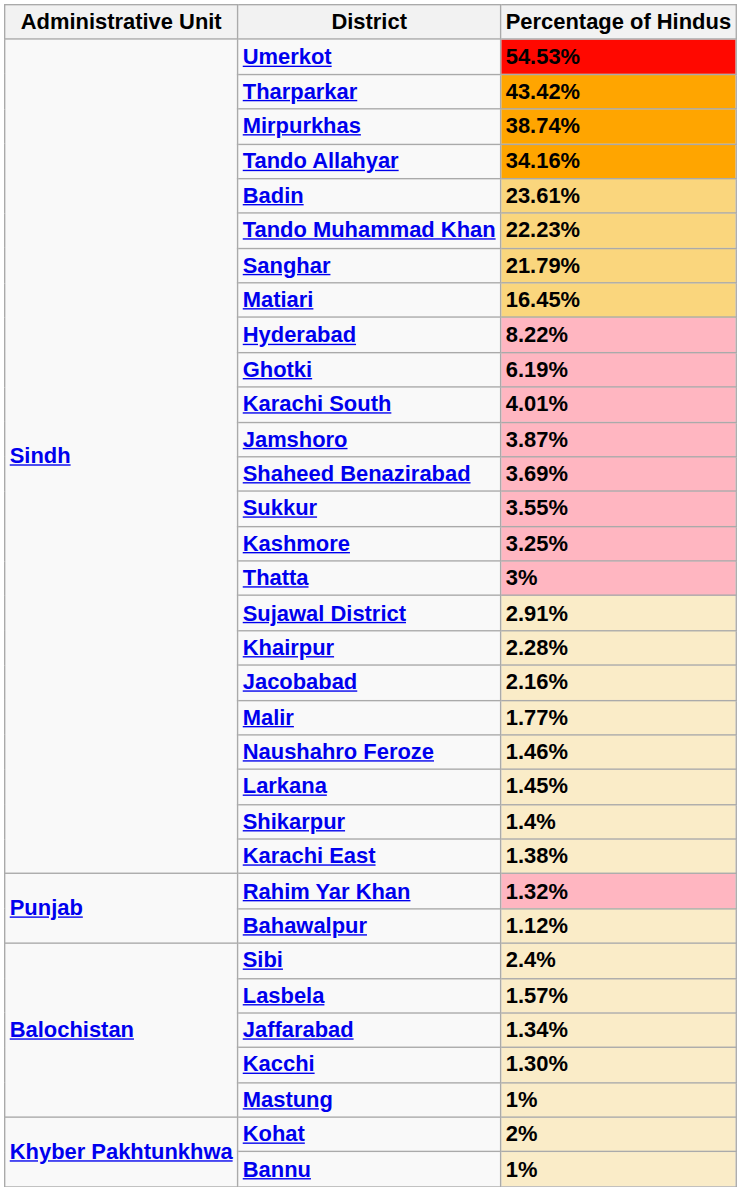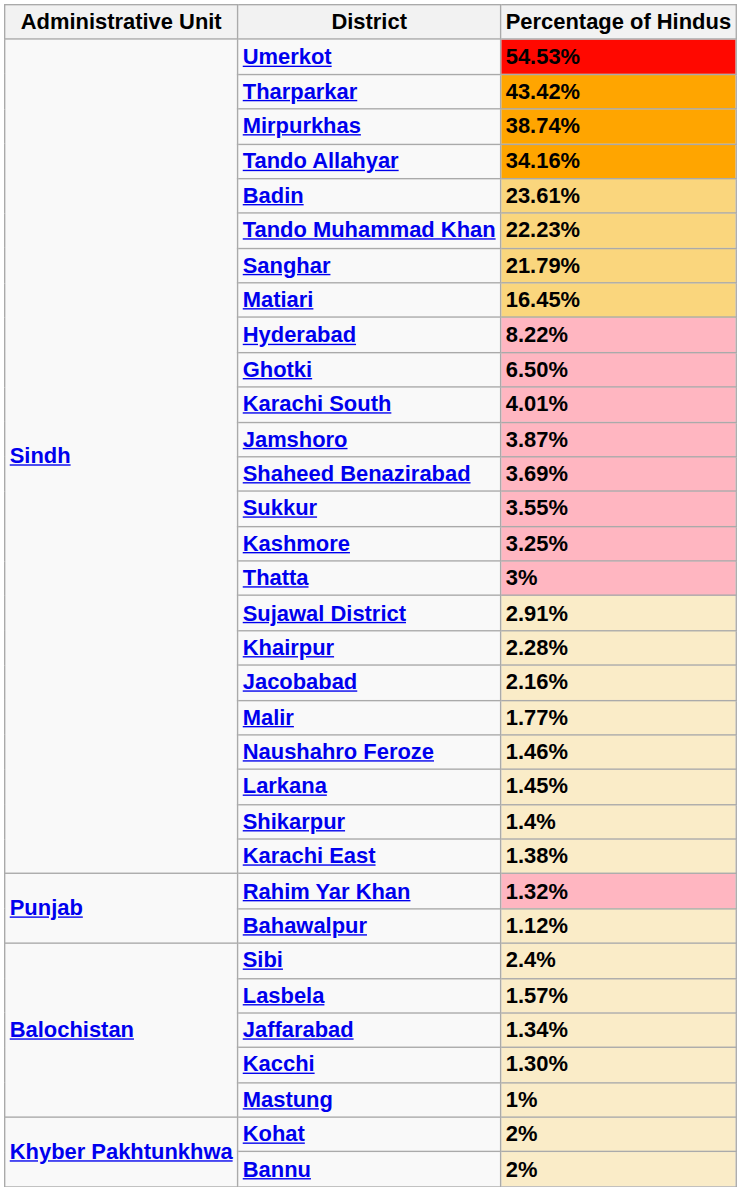(537, 369) 6.19% -> (537, 369) 6.50%
(522, 1169) 1% -> (522, 1169) 2%
